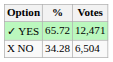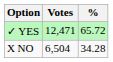columns swapped: (90, 13) <-> (58, 13)
